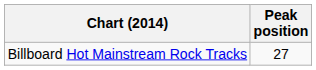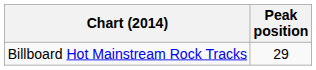(281, 53) 27 -> (281, 53) 29
